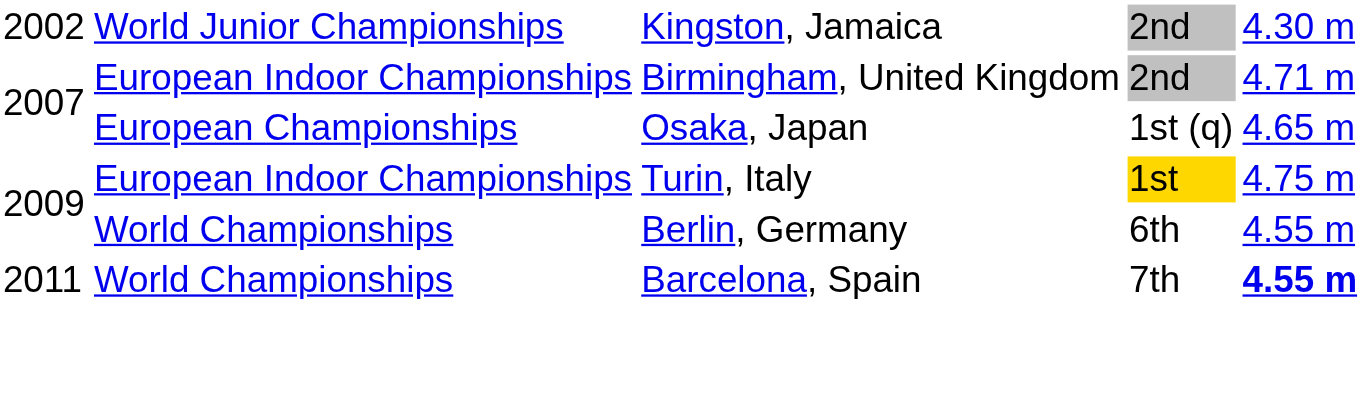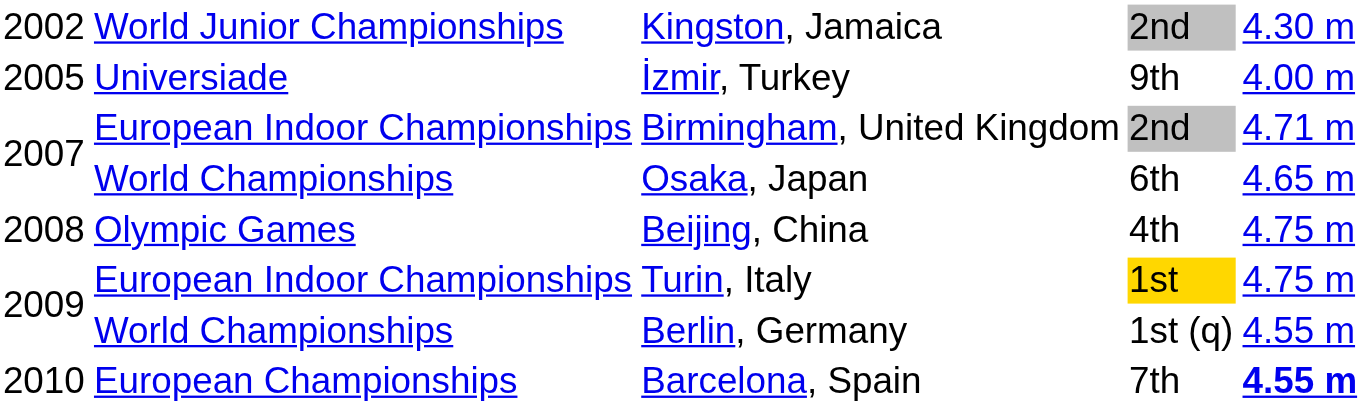+ row: (746, 77)
(306, 128) European Championships -> (274, 178) World Championships
(1181, 128) 1st (q) -> (1155, 178) 6th
+ row: (755, 229)
(1155, 229) 6th -> (1181, 330) 1st (q)
(42, 279) 2011 -> (44, 381) 2010
(274, 279) World Championships -> (306, 381) European Championships
